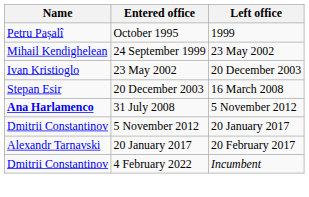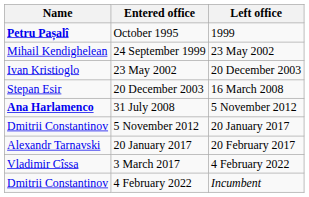(35, 32) normal -> (38, 32) bold
+ row: (147, 164)
